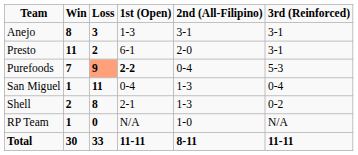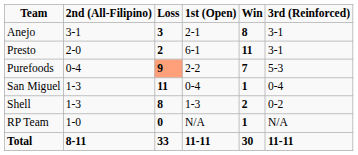columns swapped: (76, 13) <-> (220, 13)
(127, 31) 1-3 -> (193, 31) 2-1
(127, 68) bold -> (193, 68) normal
(127, 104) 2-1 -> (193, 104) 1-3
